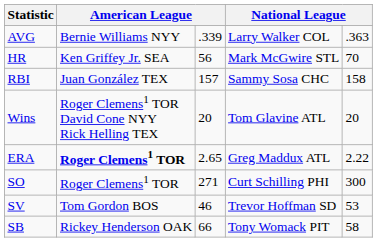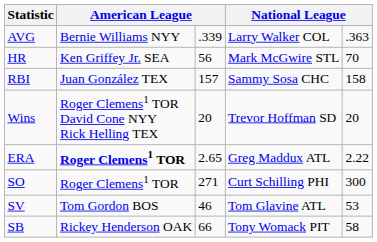(277, 117) Tom Glavine ATL -> (282, 117) Trevor Hoffman SD
(282, 205) Trevor Hoffman SD -> (277, 205) Tom Glavine ATL
